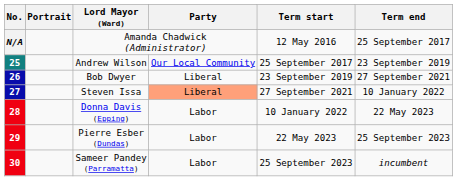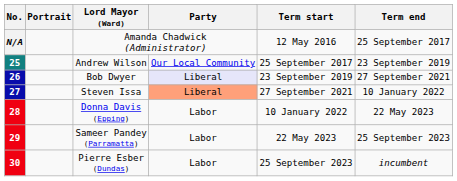(203, 77) no background -> (203, 77) lavender background
(111, 138) Pierre Esber (Dundas) -> (111, 138) Sameer Pandey (Parramatta)
(111, 163) Sameer Pandey (Parramatta) -> (111, 163) Pierre Esber (Dundas)
